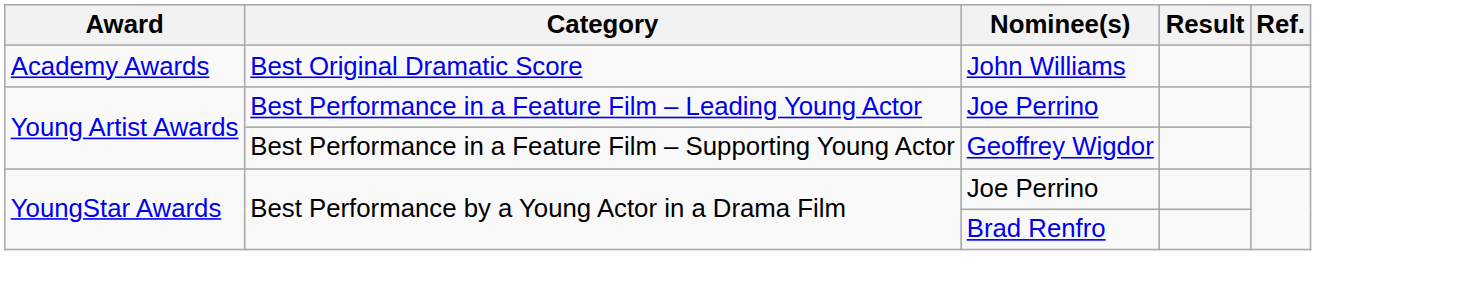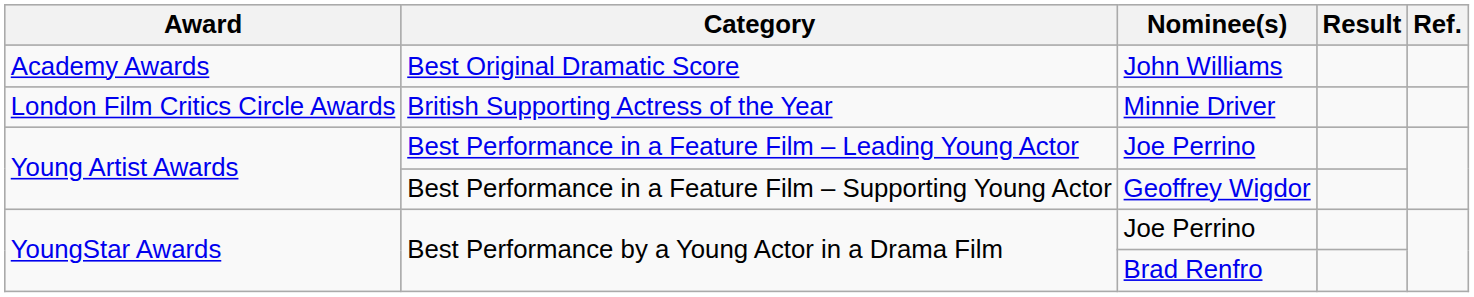+ row: (620, 106)
